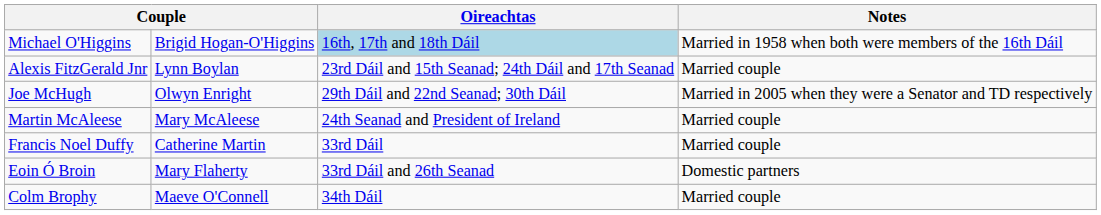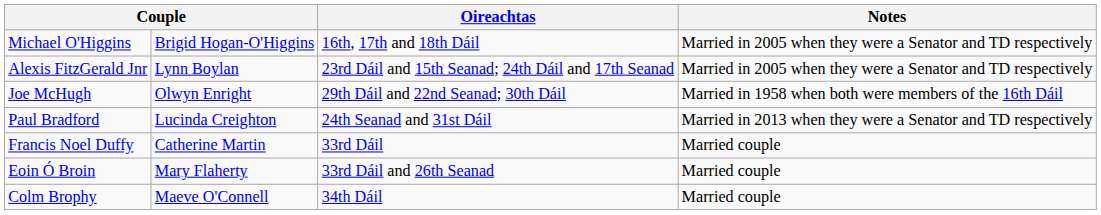(401, 42) lightblue background -> (401, 42) no background
(872, 42) Married in 1958 when both were members of the 16th Dáil -> (887, 42) Married in 2005 when they were a Senator and TD respectively
(731, 68) Married couple -> (887, 68) Married in 2005 when they were a Senator and TD respectively
(887, 94) Married in 2005 when they were a Senator and TD respectively -> (872, 94) Married in 1958 when both were members of the 16th Dáil
+ row: (54, 119)
- row: (65, 119)
(741, 171) Domestic partners -> (731, 171) Married couple
